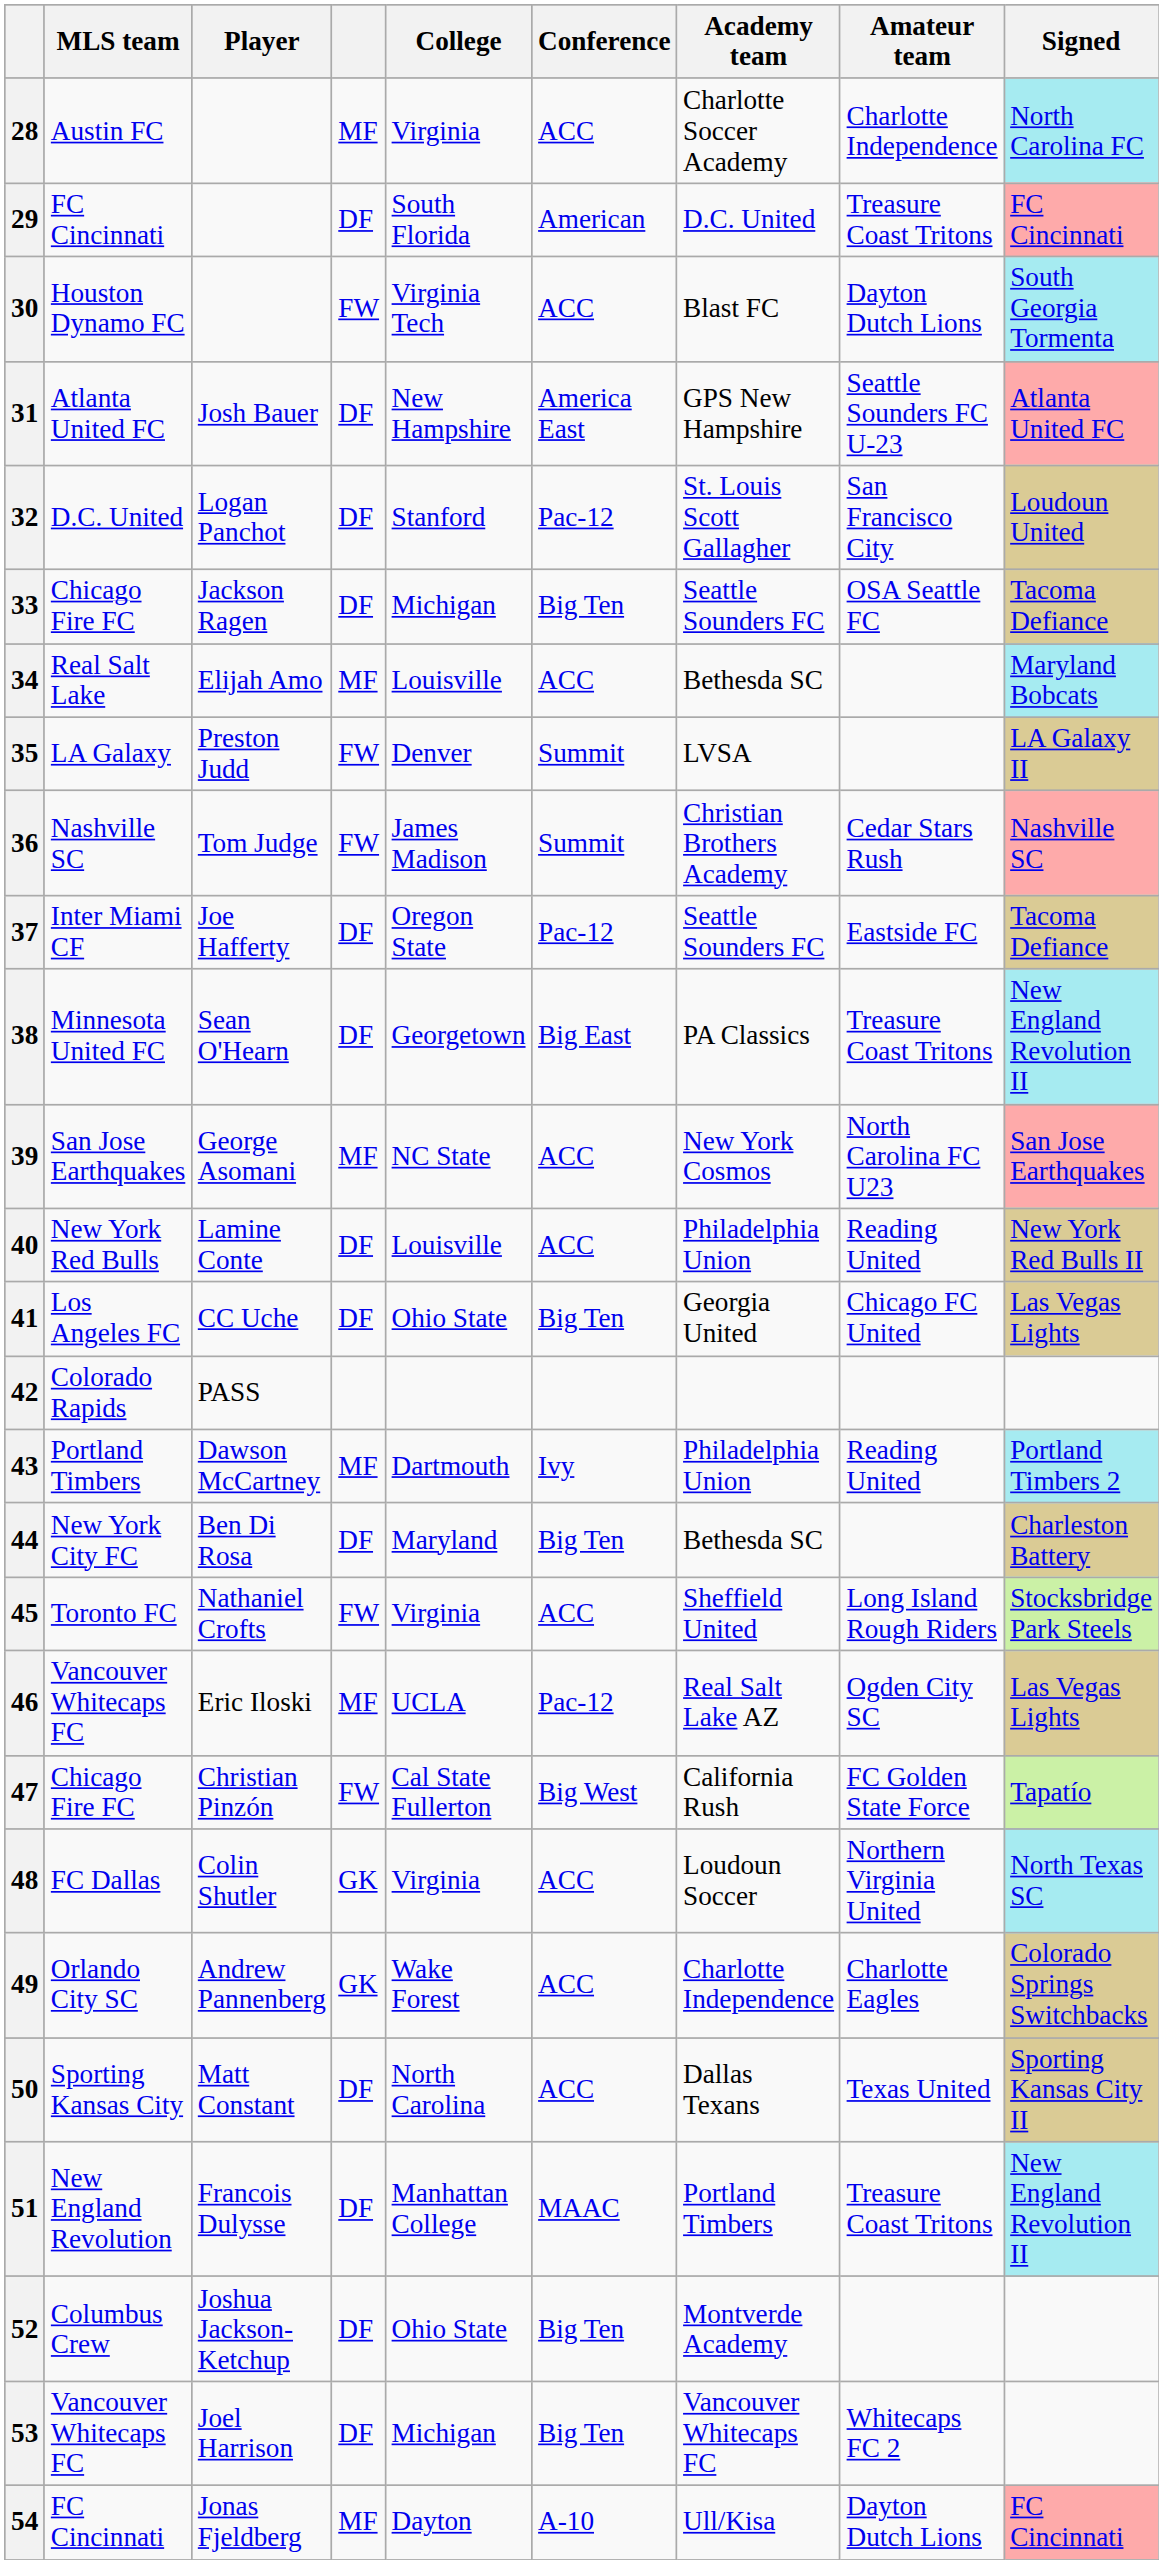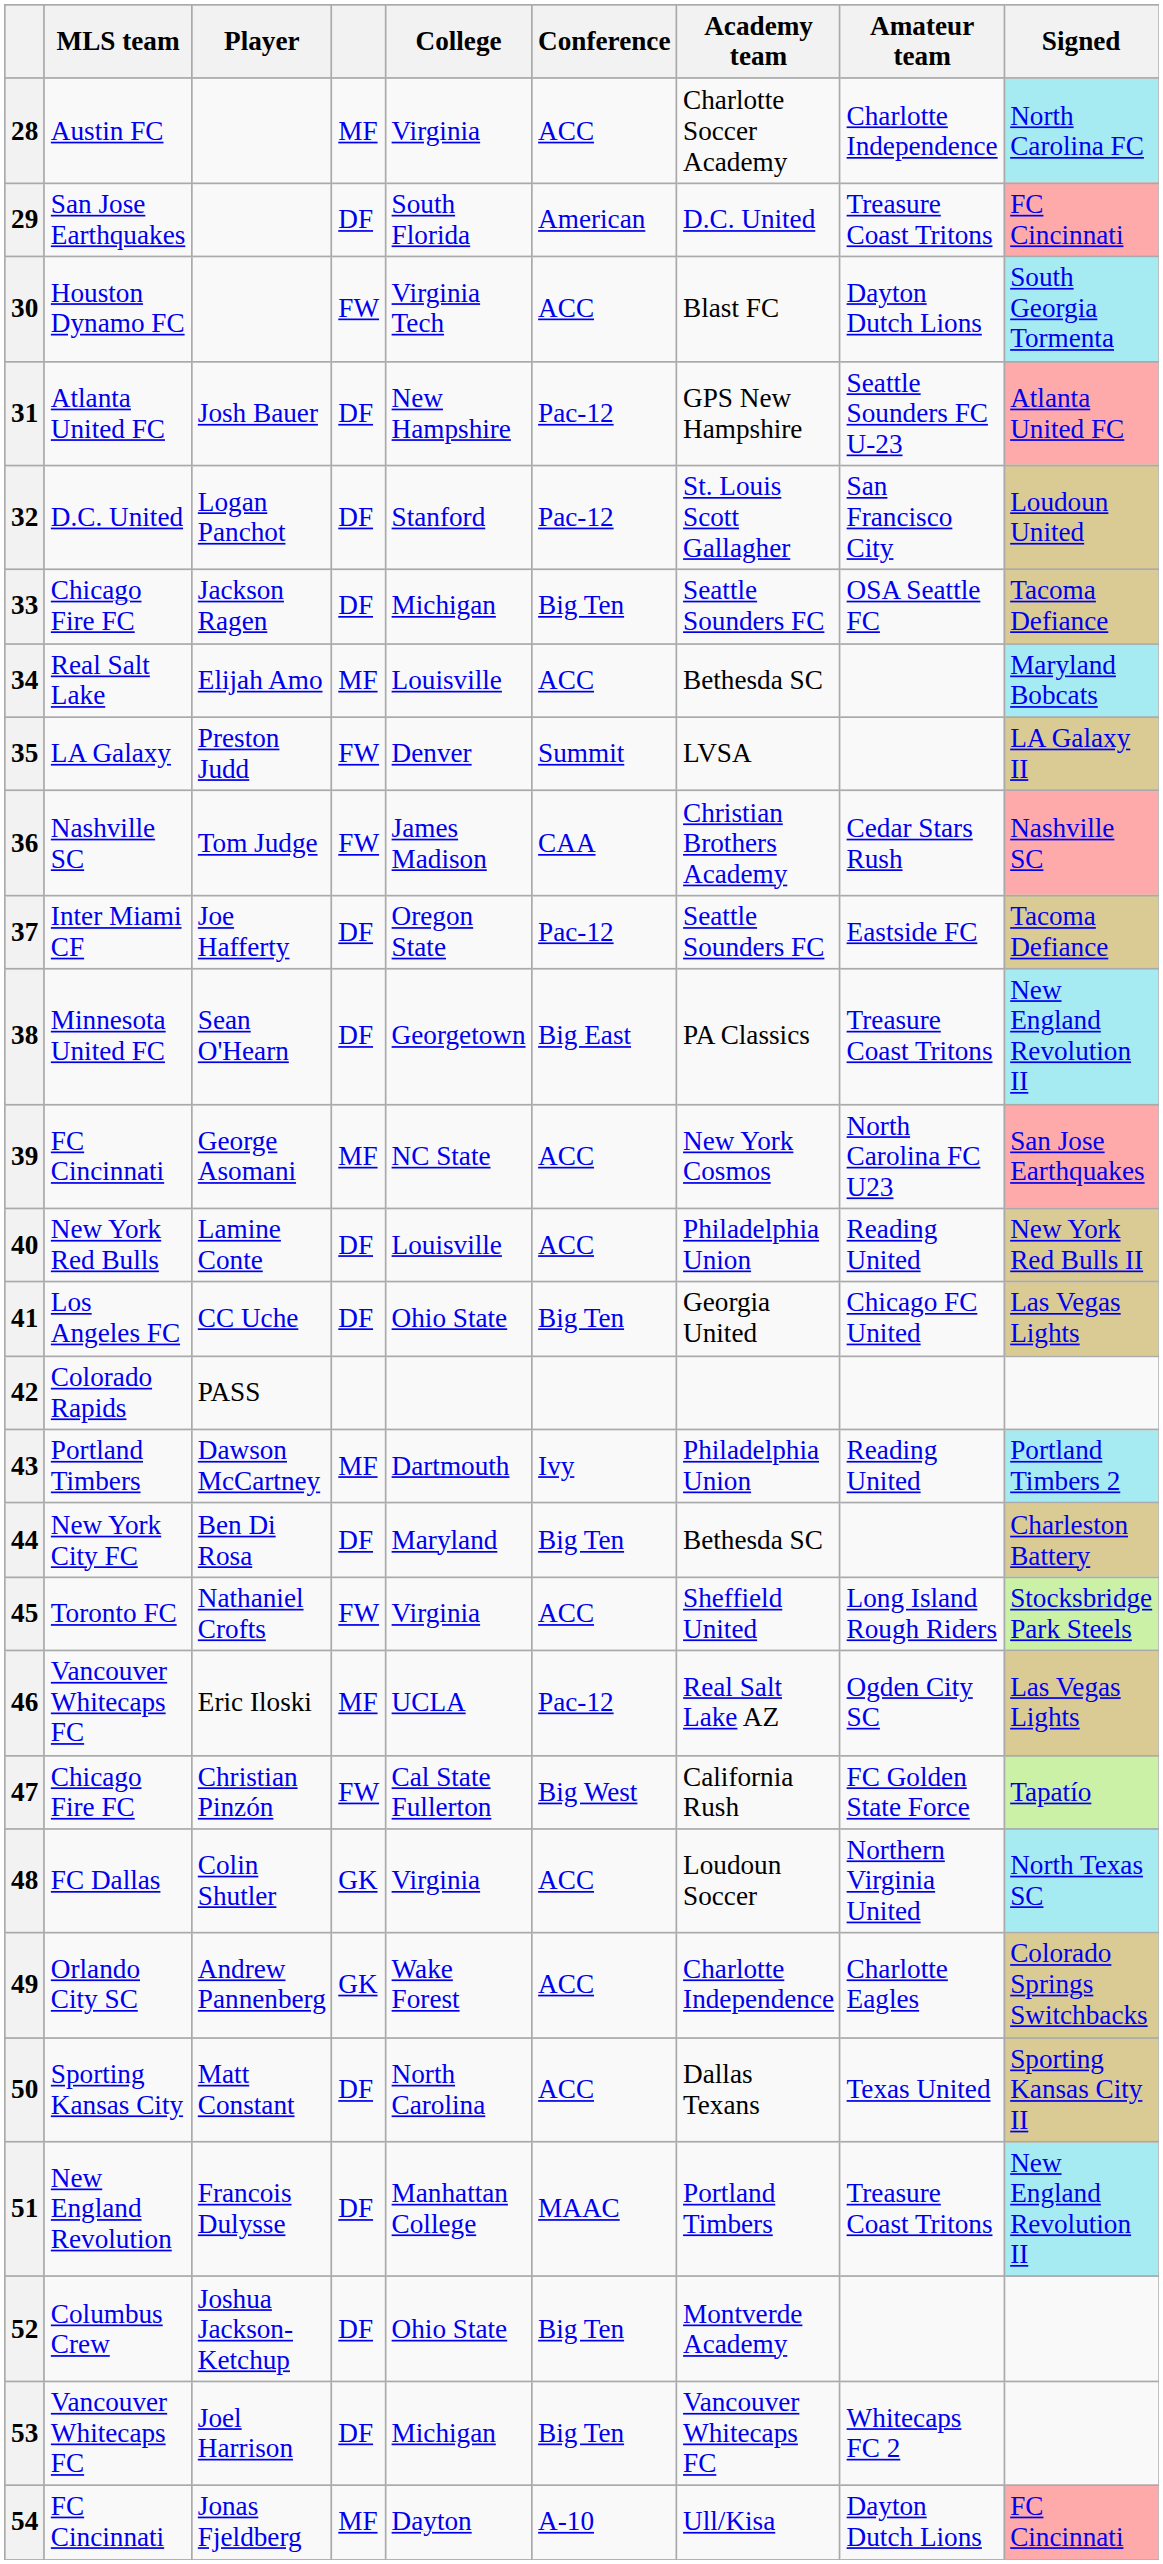(108, 219) FC Cincinnati -> (118, 219) San Jose Earthquakes
(585, 412) America East -> (576, 412) Pac-12
(581, 842) Summit -> (567, 842) CAA
(118, 1155) San Jose Earthquakes -> (108, 1155) FC Cincinnati
